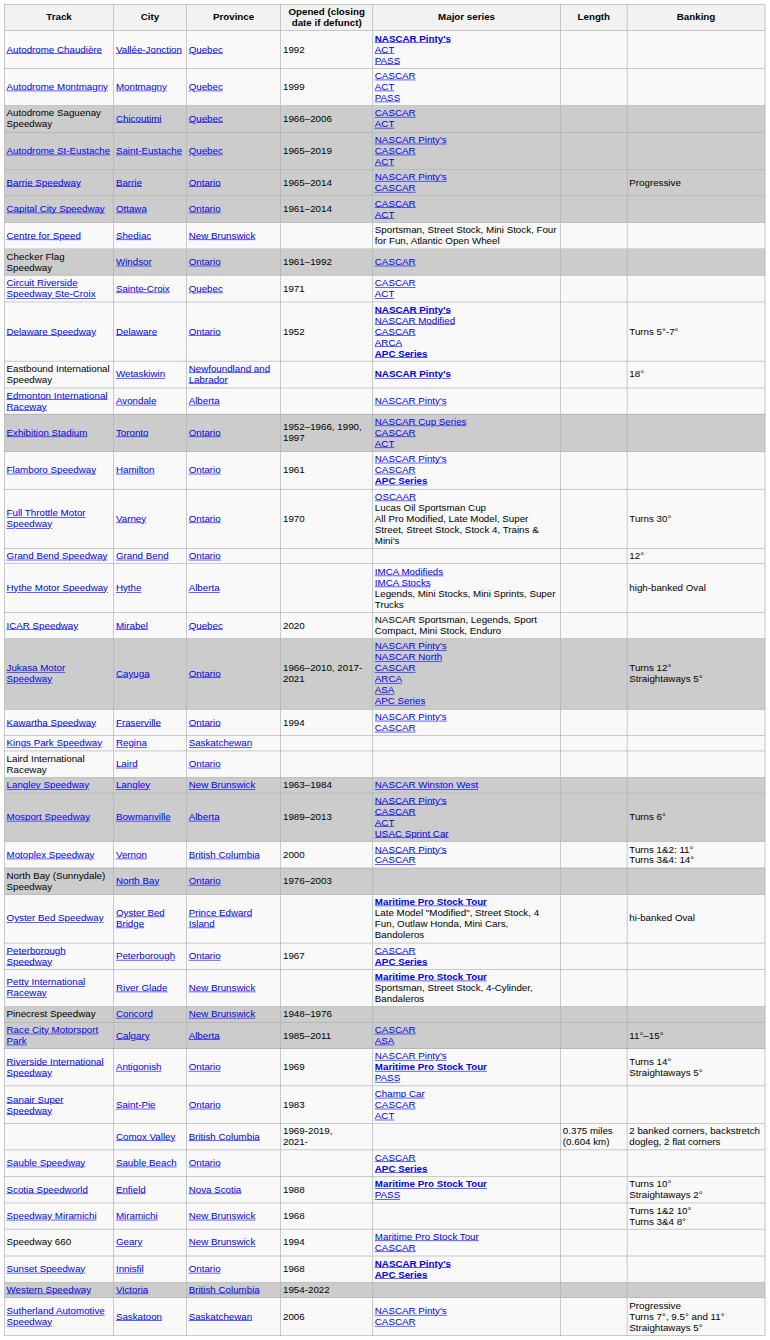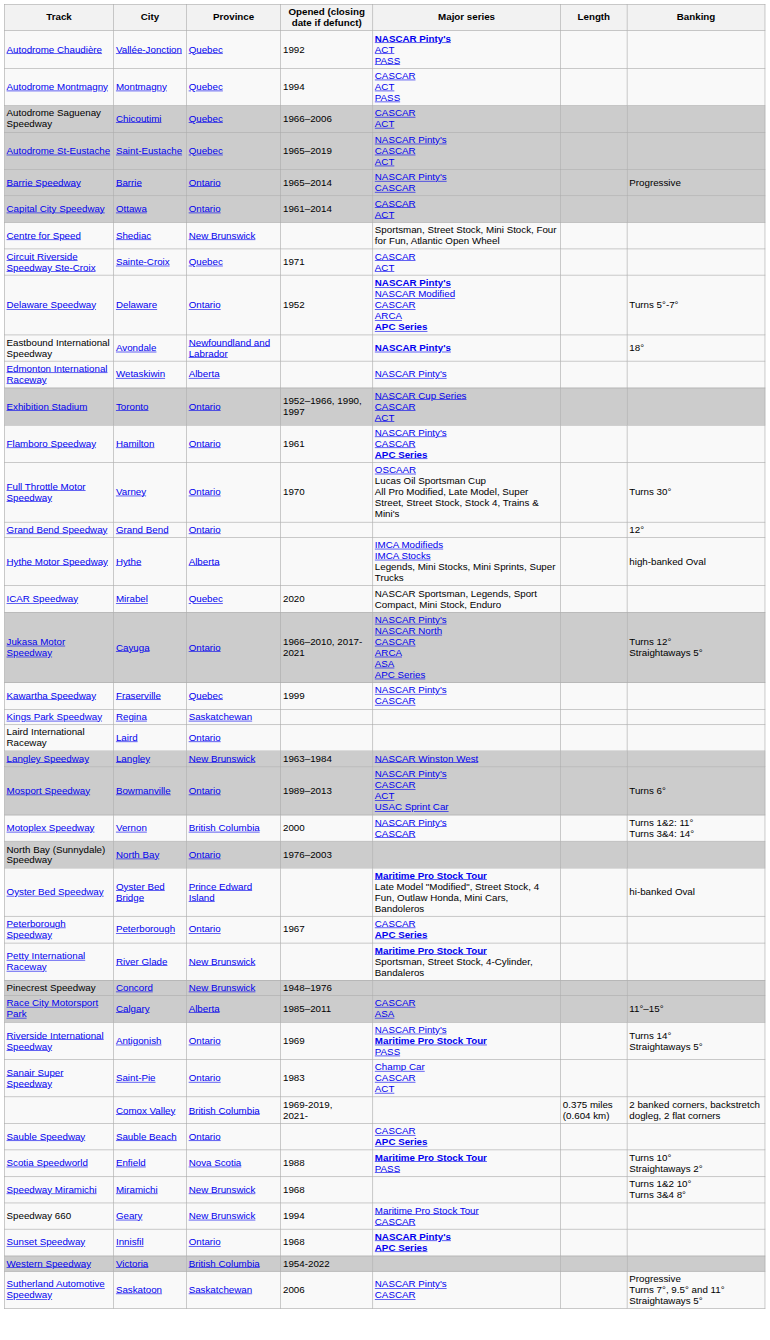(294, 87) 1999 -> (294, 87) 1994
- row: (36, 262)
(141, 374) Wetaskiwin -> (136, 348) Avondale
(136, 401) Avondale -> (141, 374) Wetaskiwin
(205, 722) Ontario -> (206, 696) Quebec
(294, 722) 1994 -> (294, 696) 1999
(204, 817) Alberta -> (205, 790) Ontario
